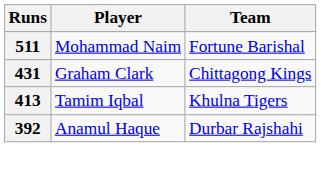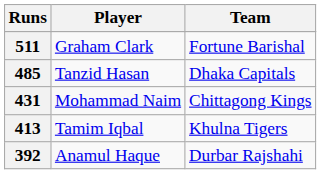(118, 45) Mohammad Naim -> (104, 45) Graham Clark
+ row: (28, 73)
(104, 73) Graham Clark -> (118, 100) Mohammad Naim
